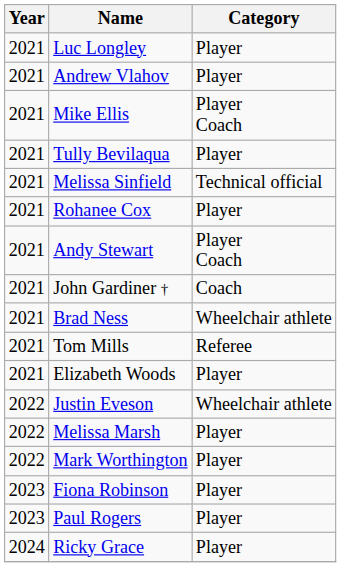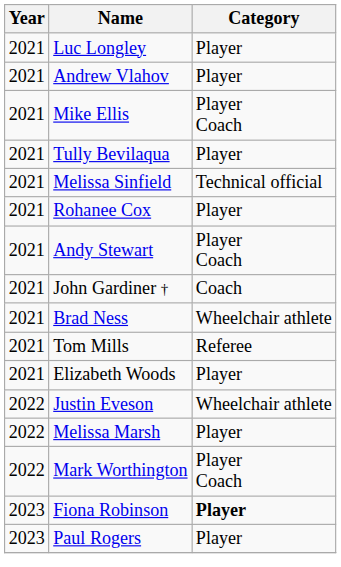(219, 460) Player -> (219, 471) Player Coach
(219, 489) normal -> (221, 509) bold
- row: (99, 546)
